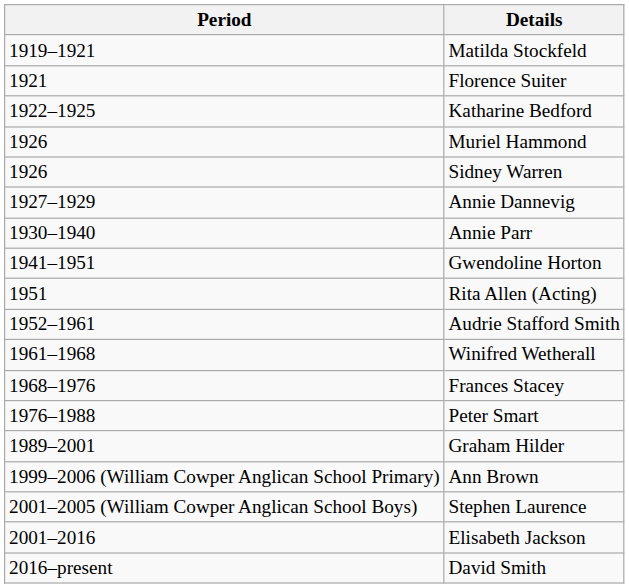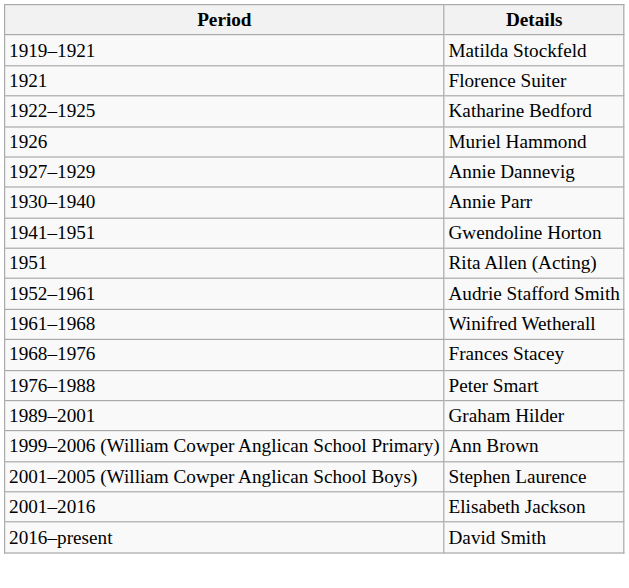- row: (505, 171)
